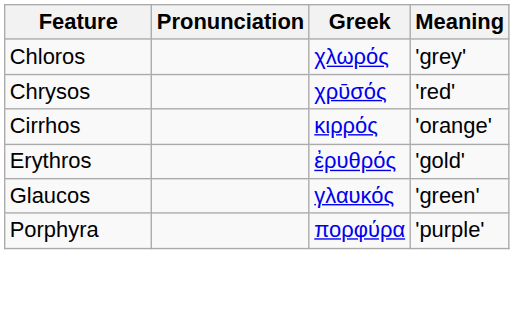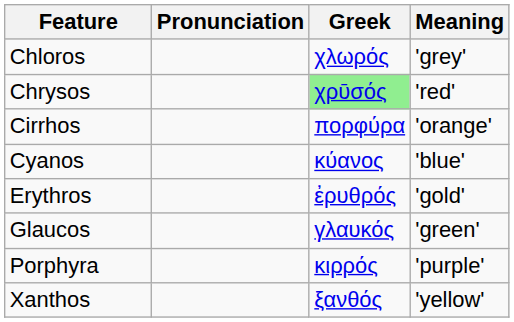(350, 91) no background -> (350, 91) lightgreen background
(346, 126) κιρρός -> (360, 126) πορφύρα
+ row: (47, 160)
(360, 230) πορφύρα -> (346, 265) κιρρός
+ row: (50, 299)
